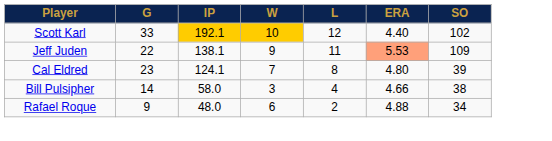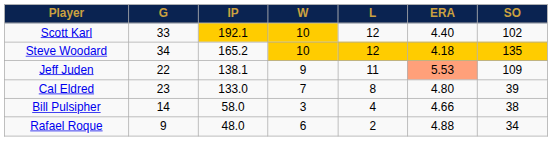+ row: (66, 51)
(209, 70) 124.1 -> (233, 88) 133.0
